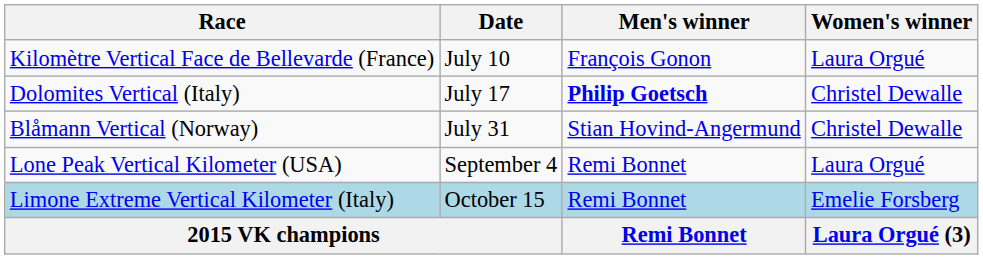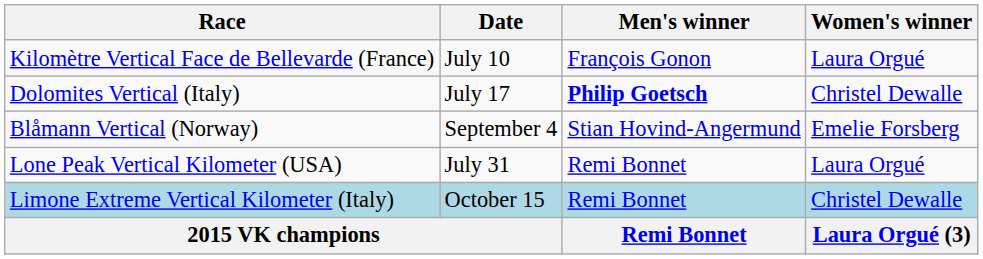(477, 128) July 31 -> (501, 128) September 4
(887, 128) Christel Dewalle -> (885, 128) Emelie Forsberg
(501, 164) September 4 -> (477, 164) July 31
(885, 199) Emelie Forsberg -> (887, 199) Christel Dewalle
